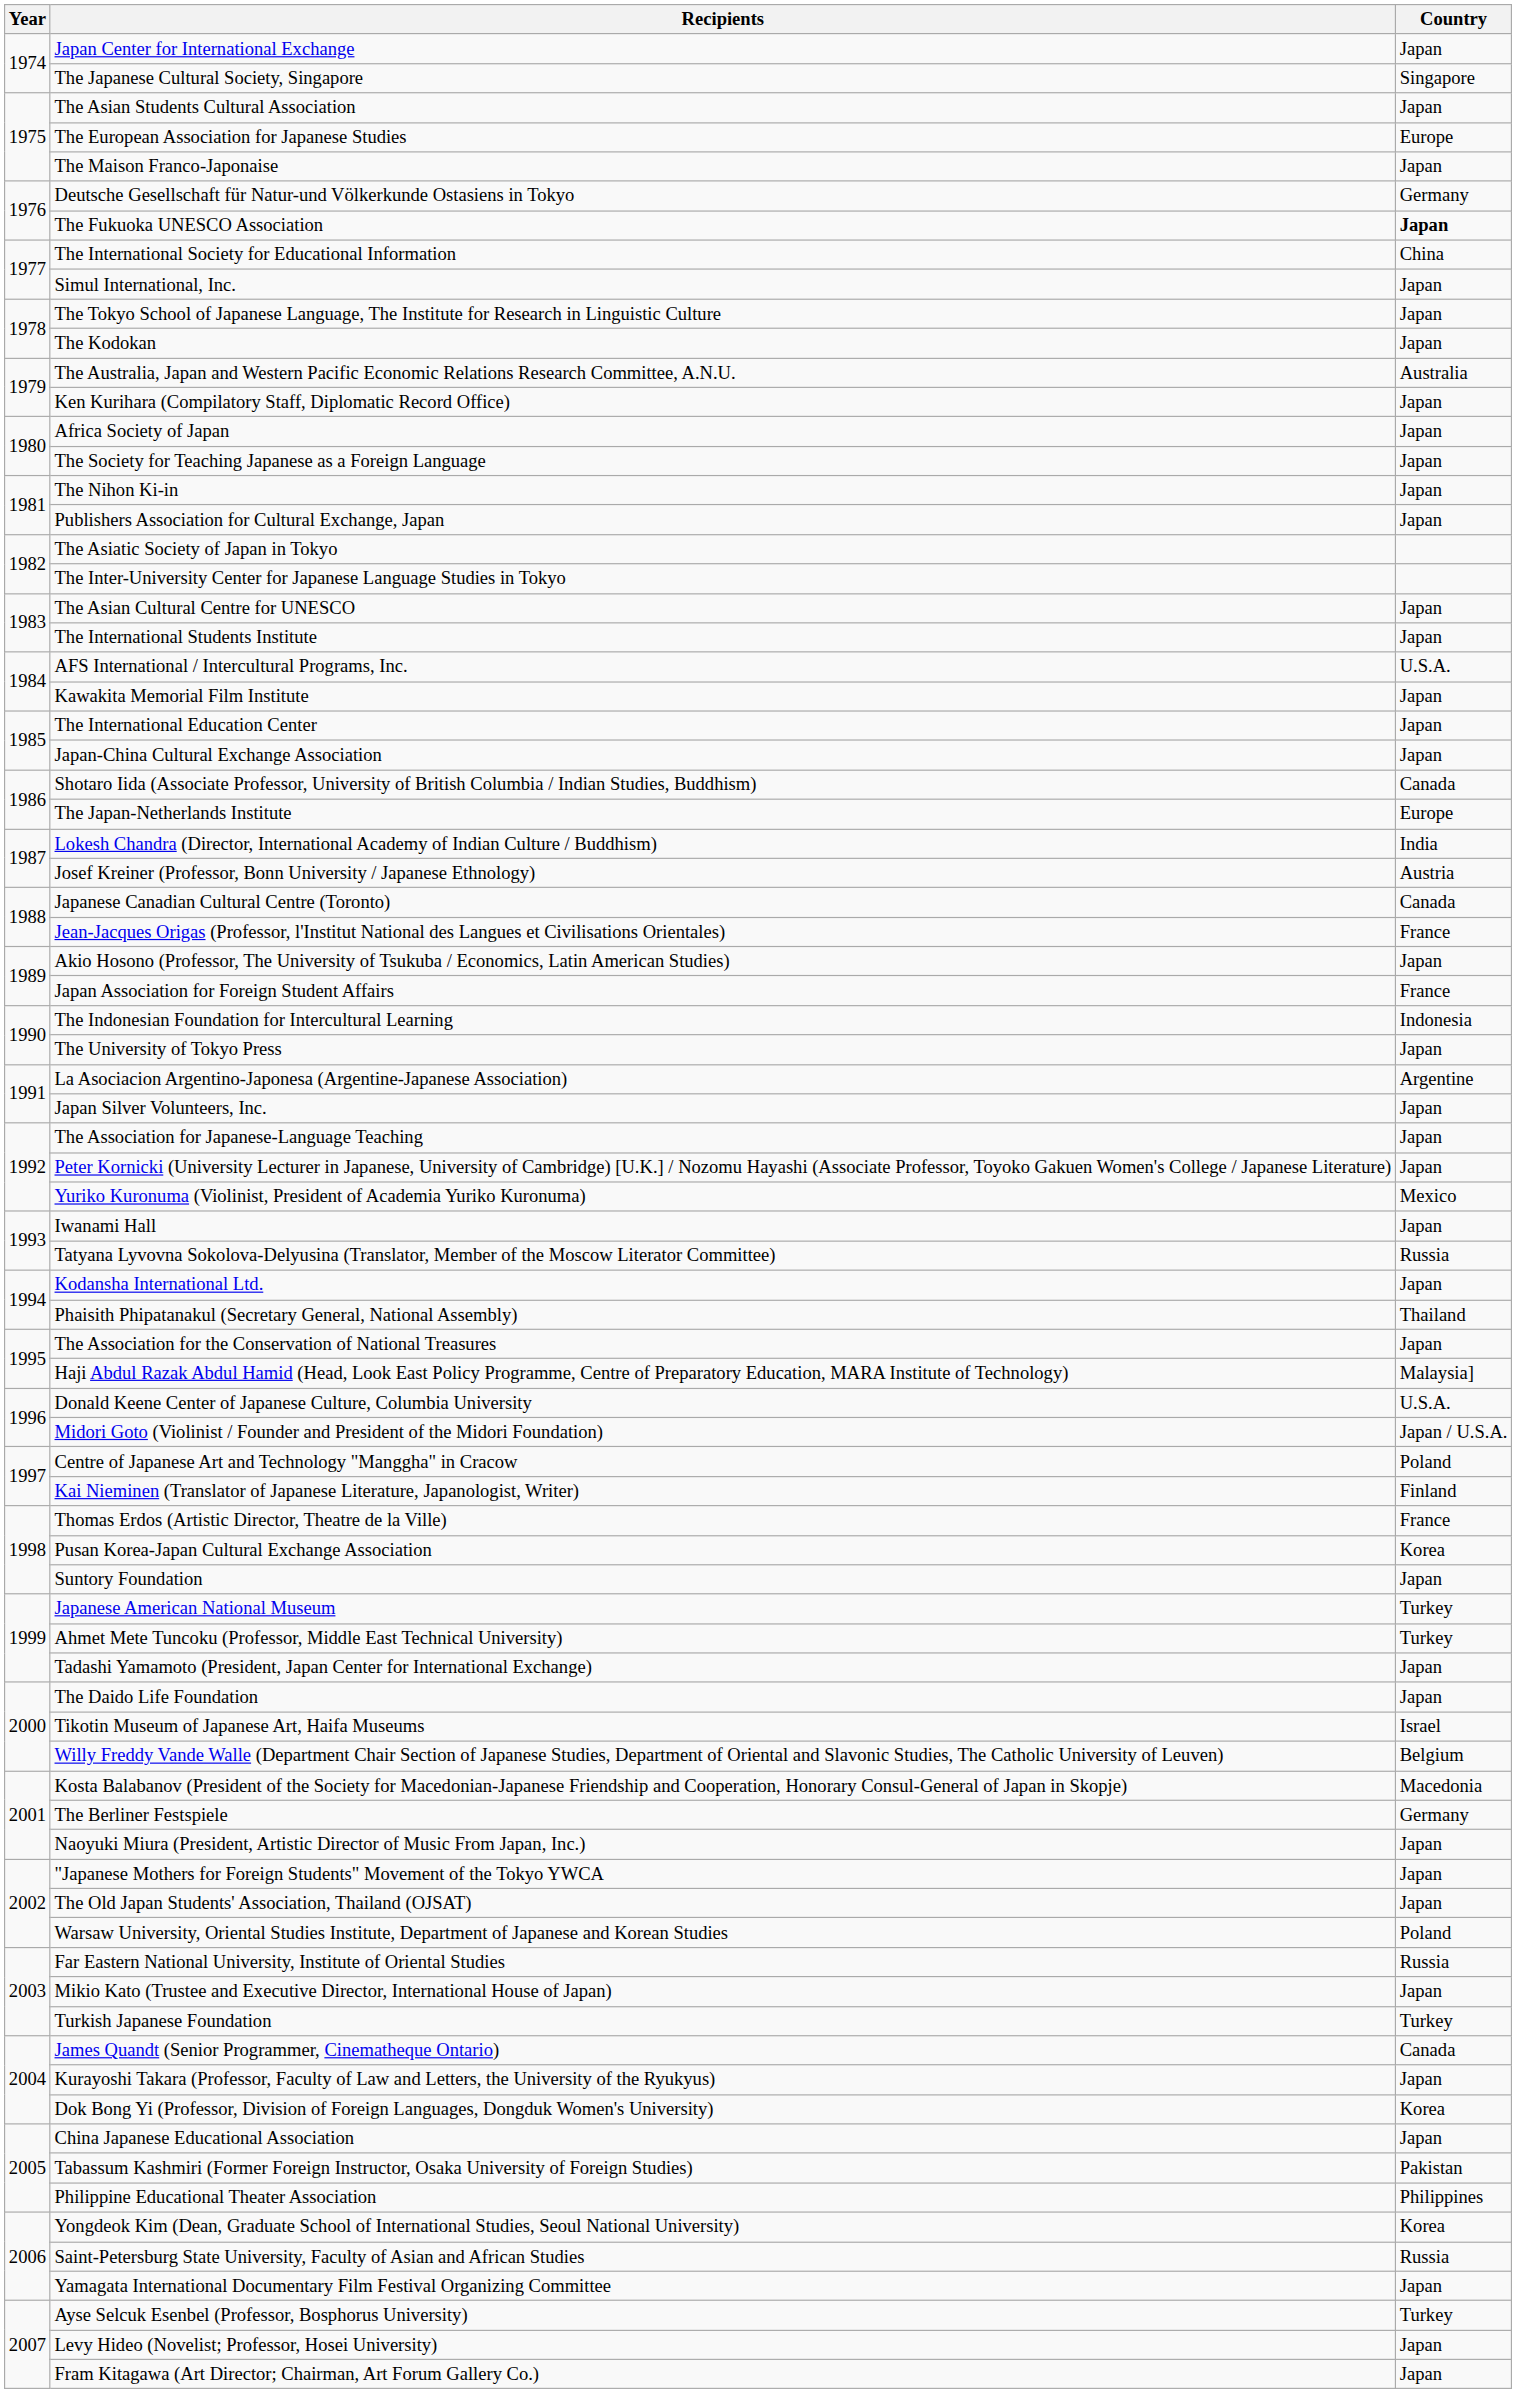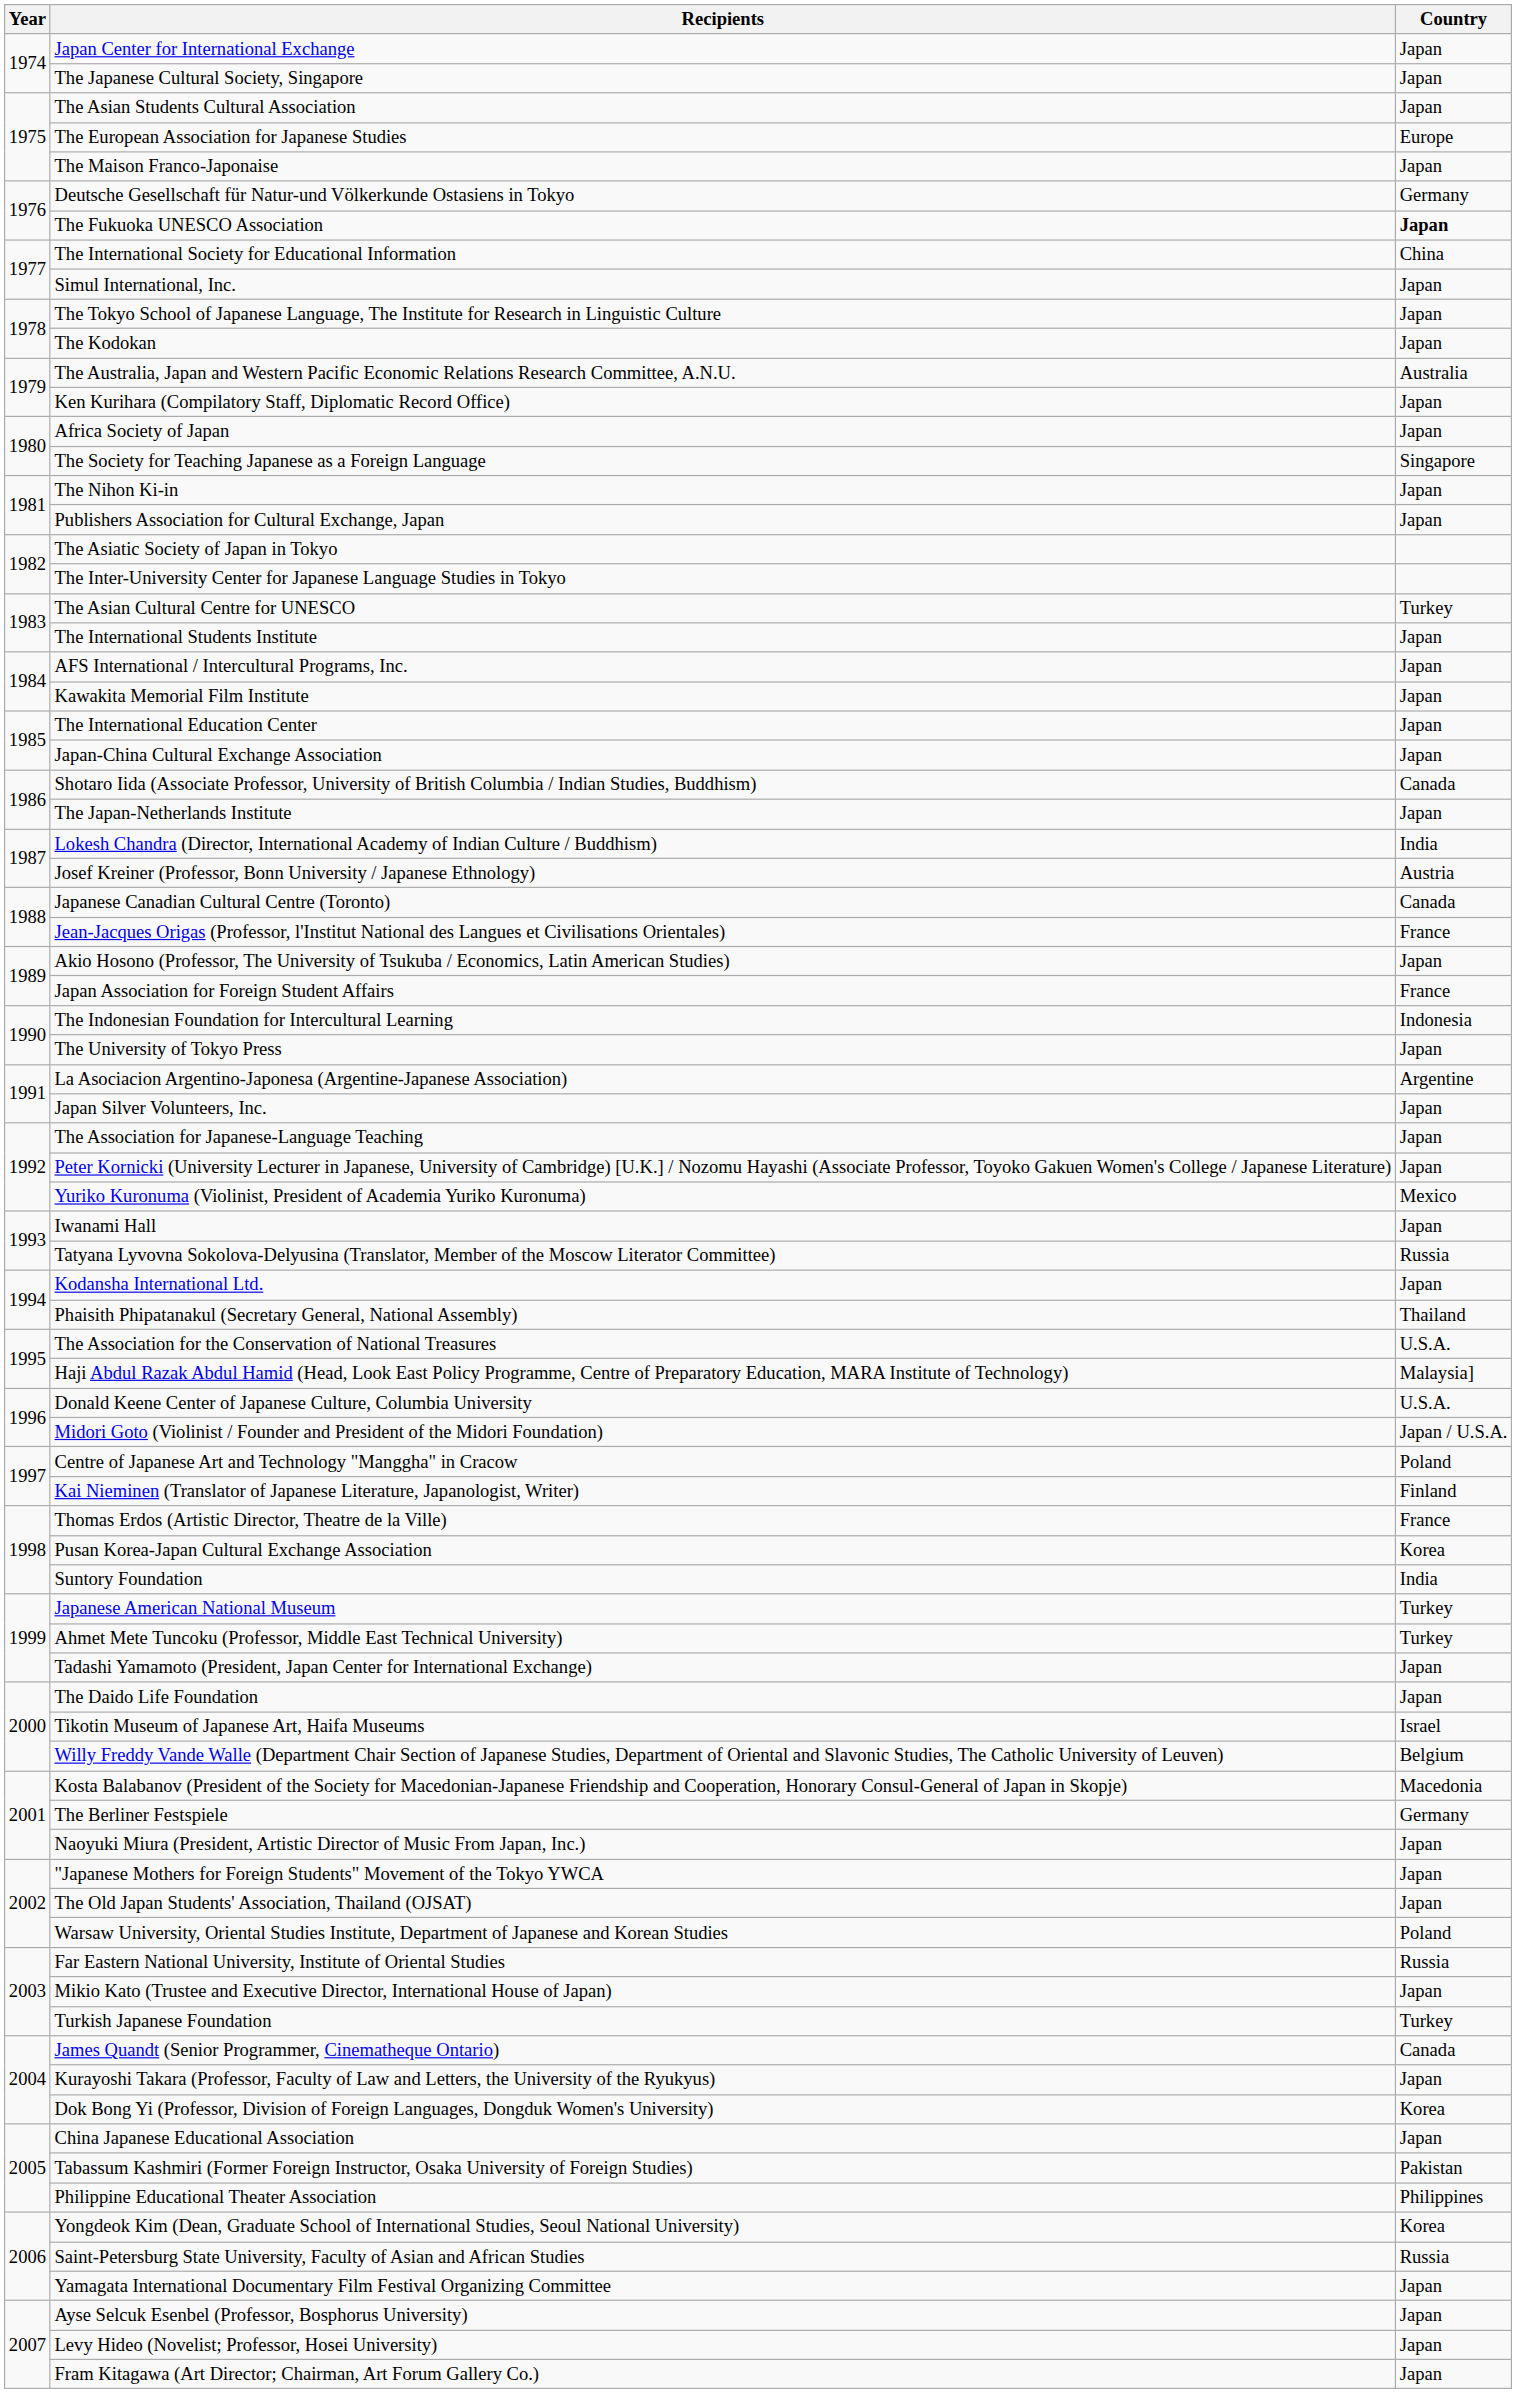(1437, 78) Singapore -> (1421, 78) Japan
(1421, 460) Japan -> (1437, 460) Singapore
(1421, 607) Japan -> (1426, 607) Turkey
(1425, 666) U.S.A. -> (1421, 666) Japan
(1427, 813) Europe -> (1421, 813) Japan
(1421, 1343) Japan -> (1425, 1343) U.S.A.
(1421, 1579) Japan -> (1419, 1579) India
(1426, 2315) Turkey -> (1421, 2315) Japan
